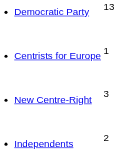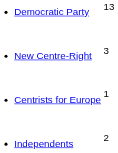rows swapped: (45, 100) <-> (45, 56)
